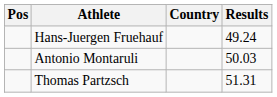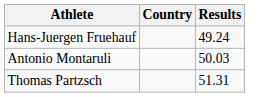- column: (18, 15)
